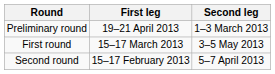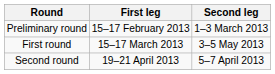(141, 28) 19–21 April 2013 -> (141, 28) 15–17 February 2013
(141, 61) 15–17 February 2013 -> (141, 61) 19–21 April 2013
